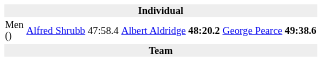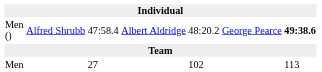(204, 30) bold -> (204, 30) normal
+ row: (14, 64)
